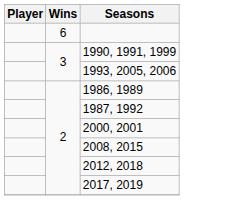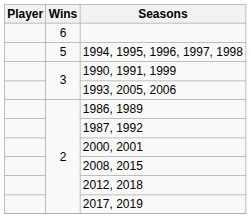+ row: (63, 52)
